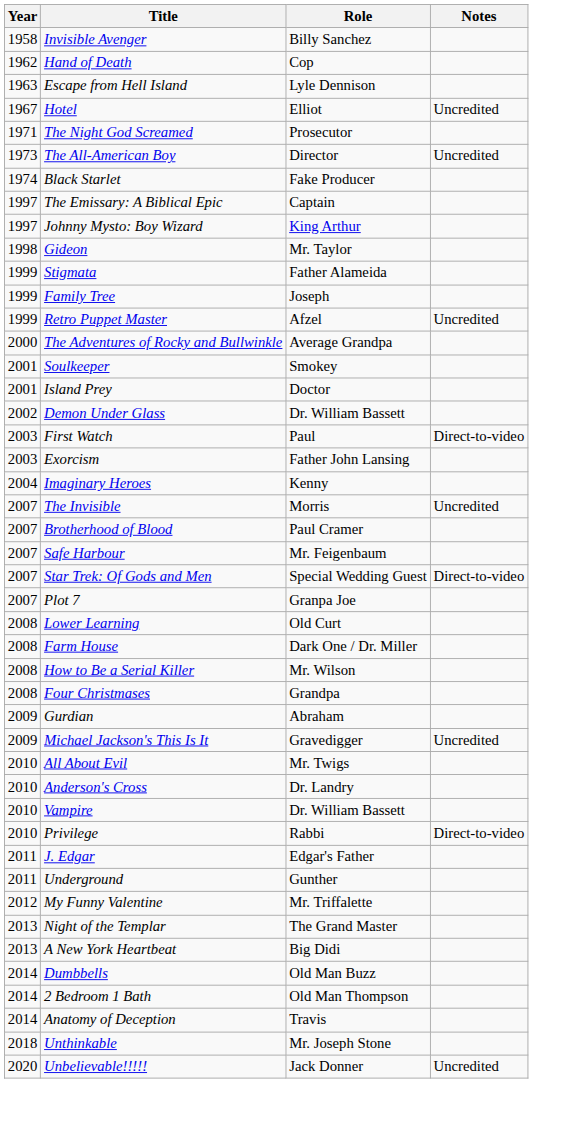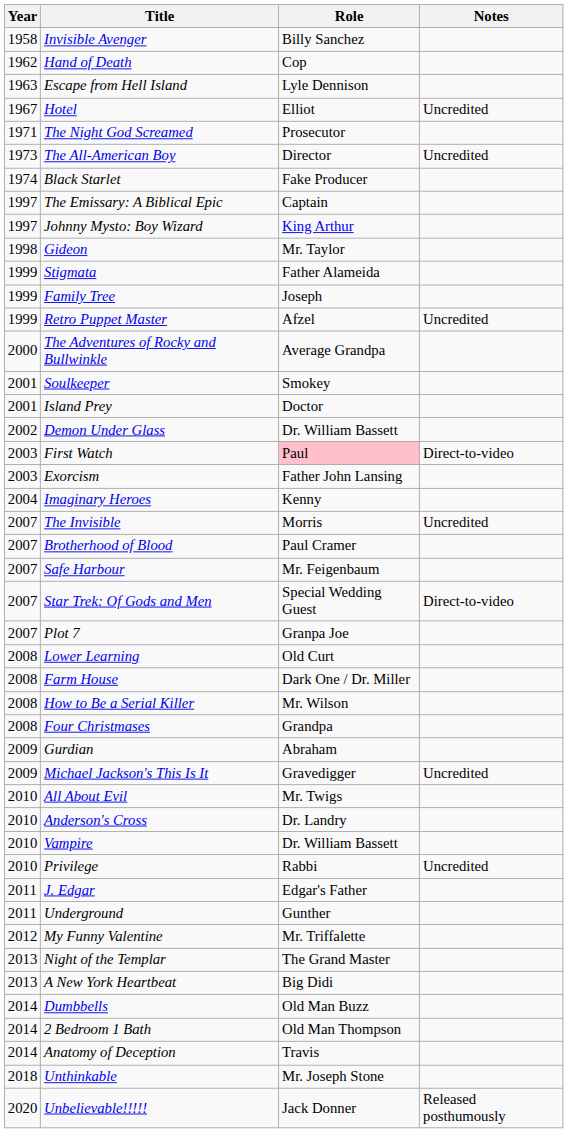(302, 436) no background -> (295, 452) pink background
(479, 833) Direct-to-video -> (456, 866) Uncredited
(466, 1066) Uncredited -> (464, 1108) Released posthumously
